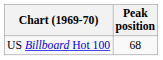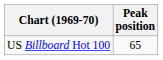(135, 45) 68 -> (135, 45) 65
